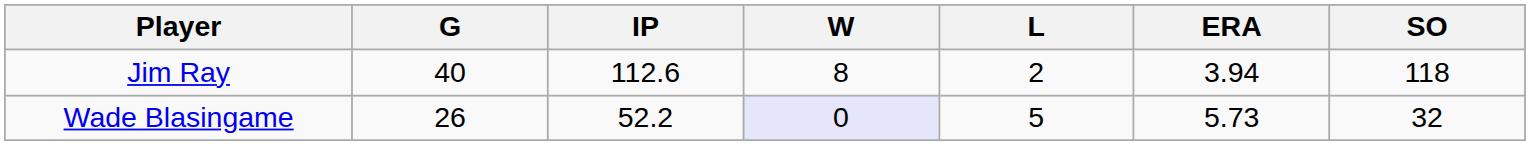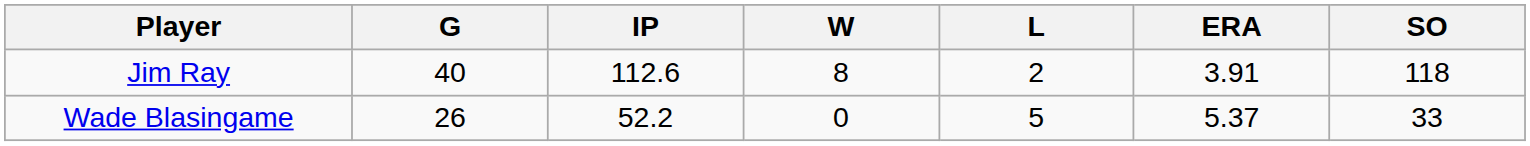(1232, 72) 3.94 -> (1232, 72) 3.91
(841, 117) lavender background -> (841, 117) no background
(1232, 117) 5.73 -> (1232, 117) 5.37
(1427, 117) 32 -> (1427, 117) 33
